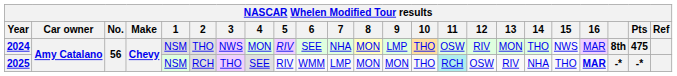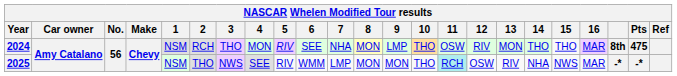(203, 46) THO -> (203, 46) RCH
(231, 46) NWS -> (231, 46) THO
(566, 46) NWS -> (566, 46) THO
(203, 63) RCH -> (203, 63) THO
(231, 63) THO -> (231, 63) NWS
(566, 63) THO -> (566, 63) NWS
(594, 63) bold -> (594, 63) normal
